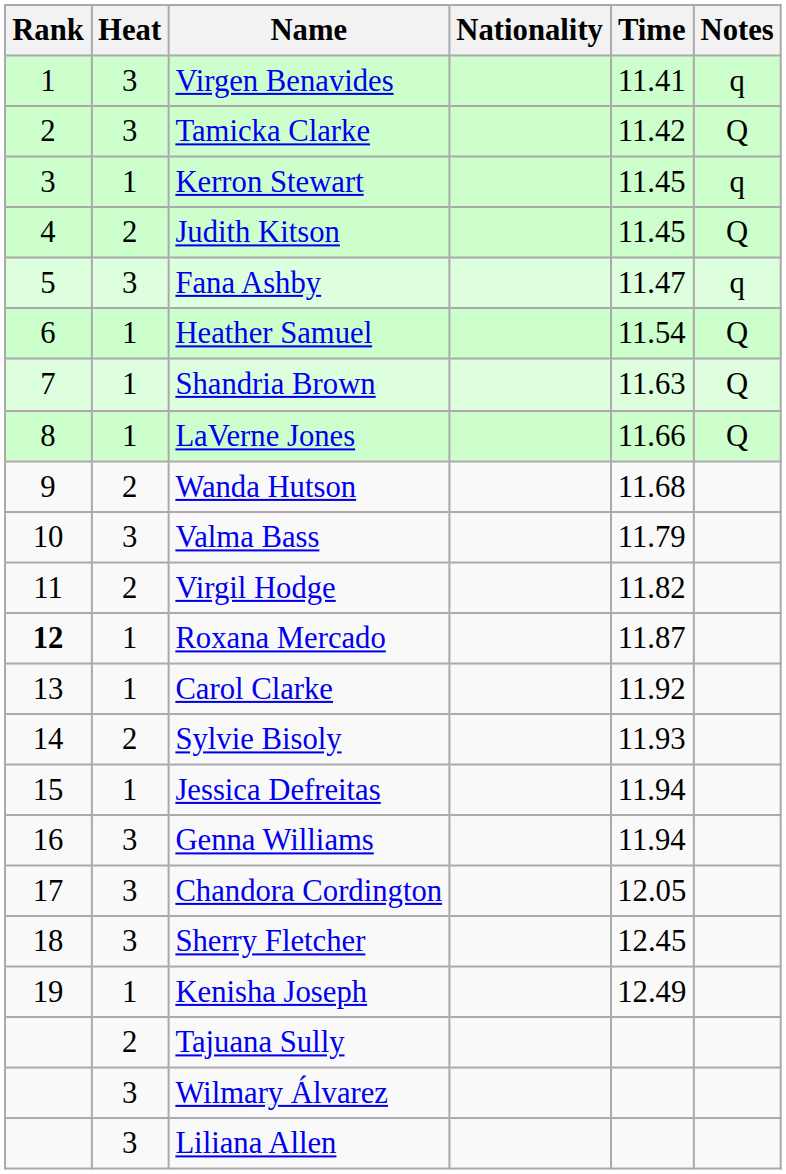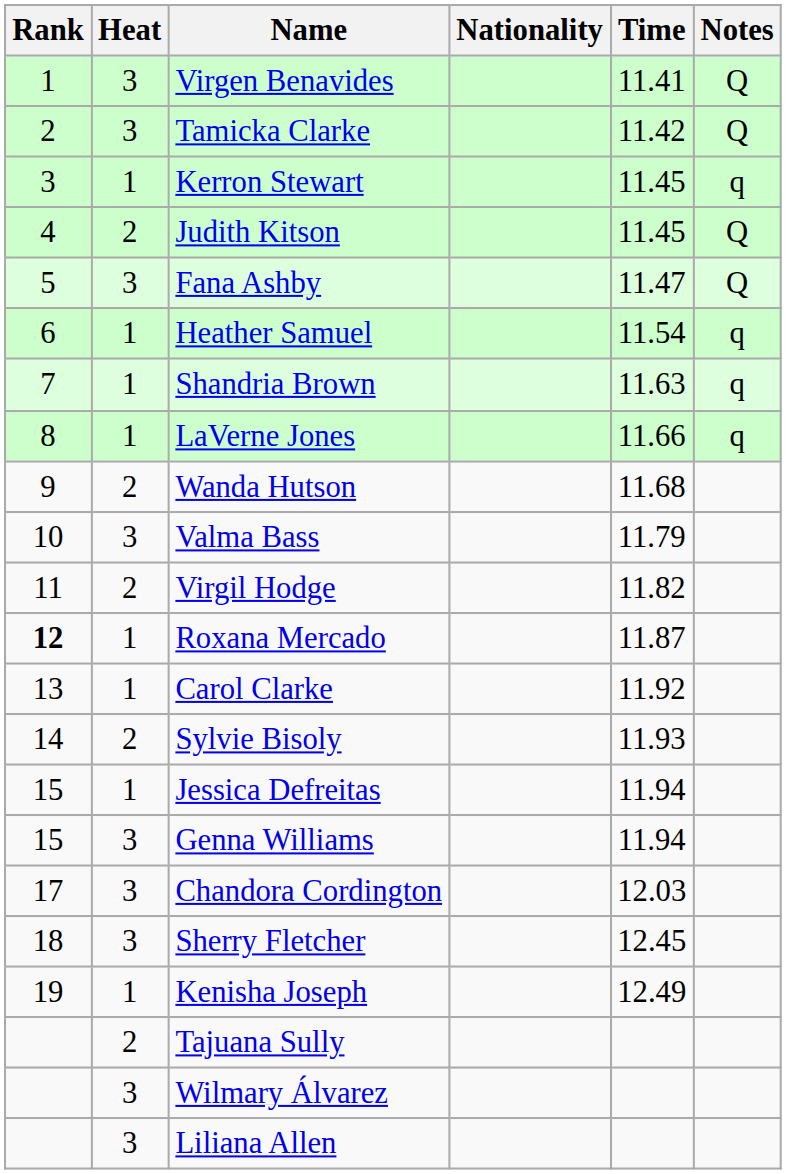(737, 80) q -> (737, 80) Q
(737, 283) q -> (737, 283) Q
(737, 333) Q -> (737, 333) q
(737, 384) Q -> (737, 384) q
(737, 435) Q -> (737, 435) q
(48, 840) 16 -> (48, 840) 15
(652, 890) 12.05 -> (652, 890) 12.03
